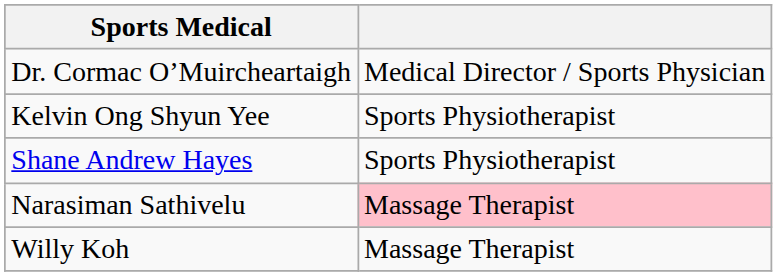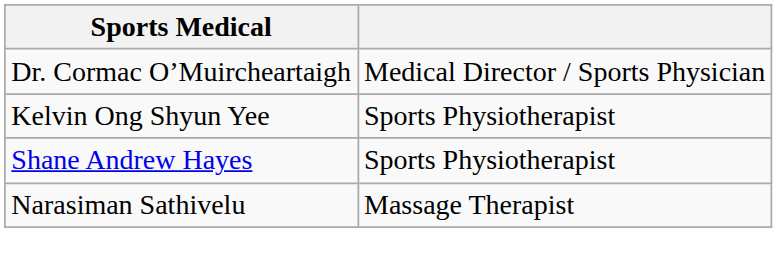(469, 204) pink background -> (469, 204) no background
- row: (70, 248)
